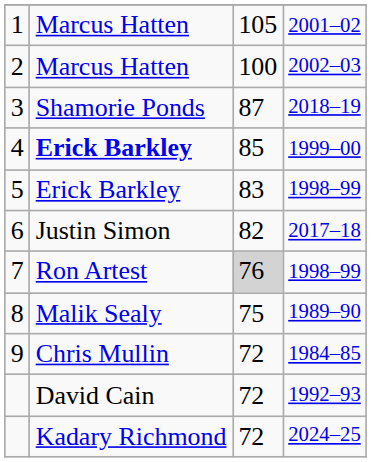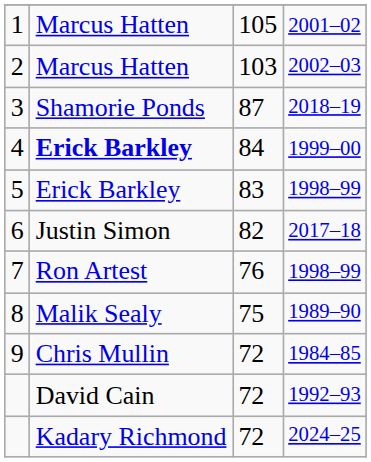(258, 66) 100 -> (258, 66) 103
(251, 148) 85 -> (251, 148) 84
(251, 271) lightgrey background -> (251, 271) no background
